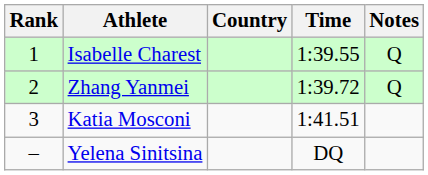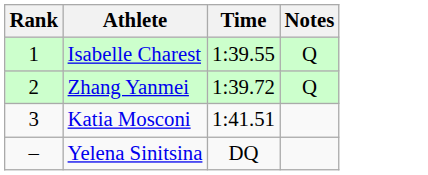- column: (250, 20)
